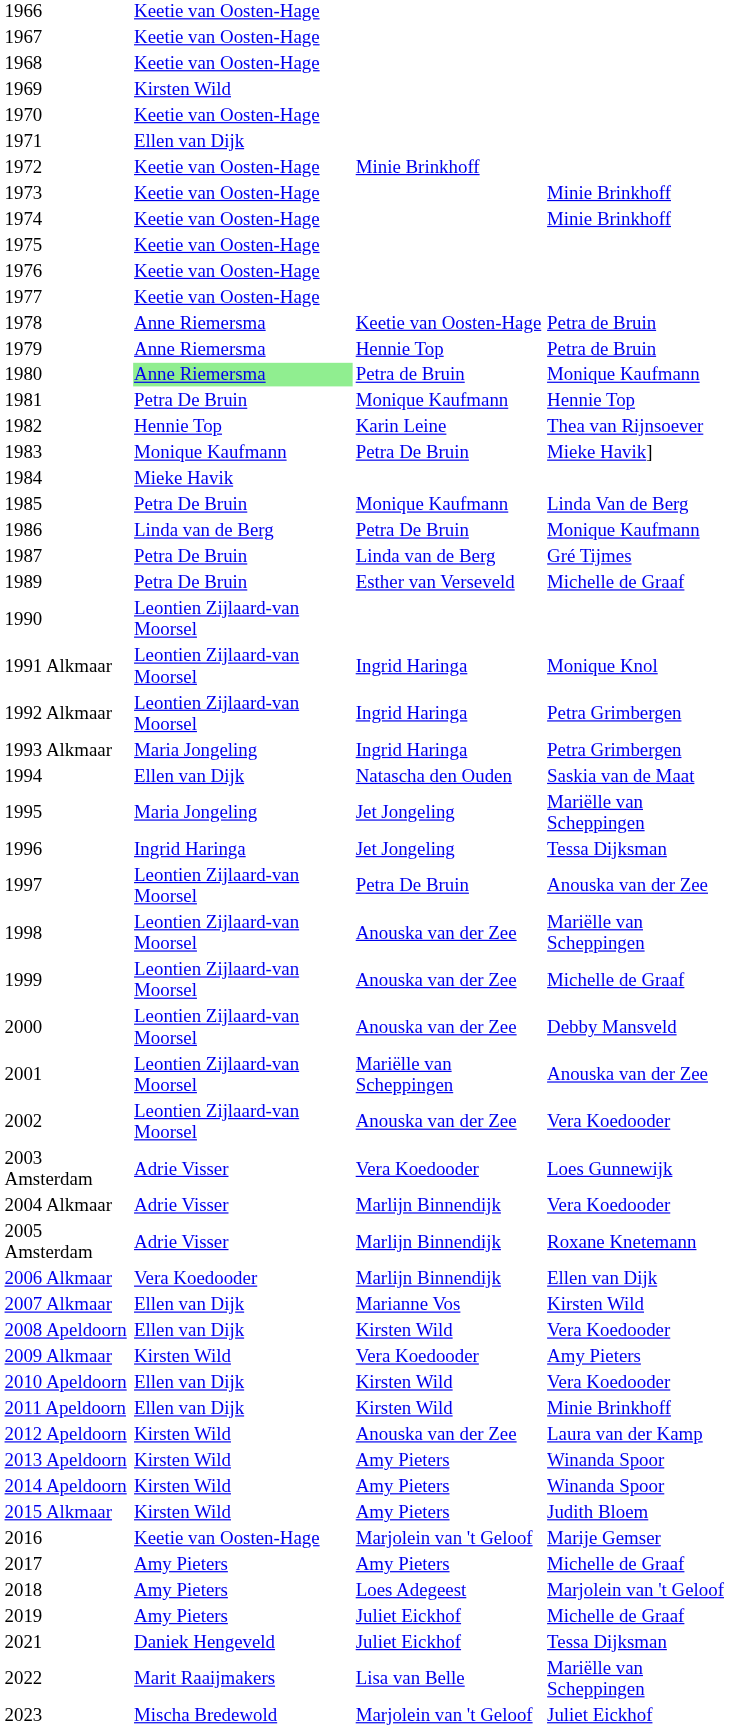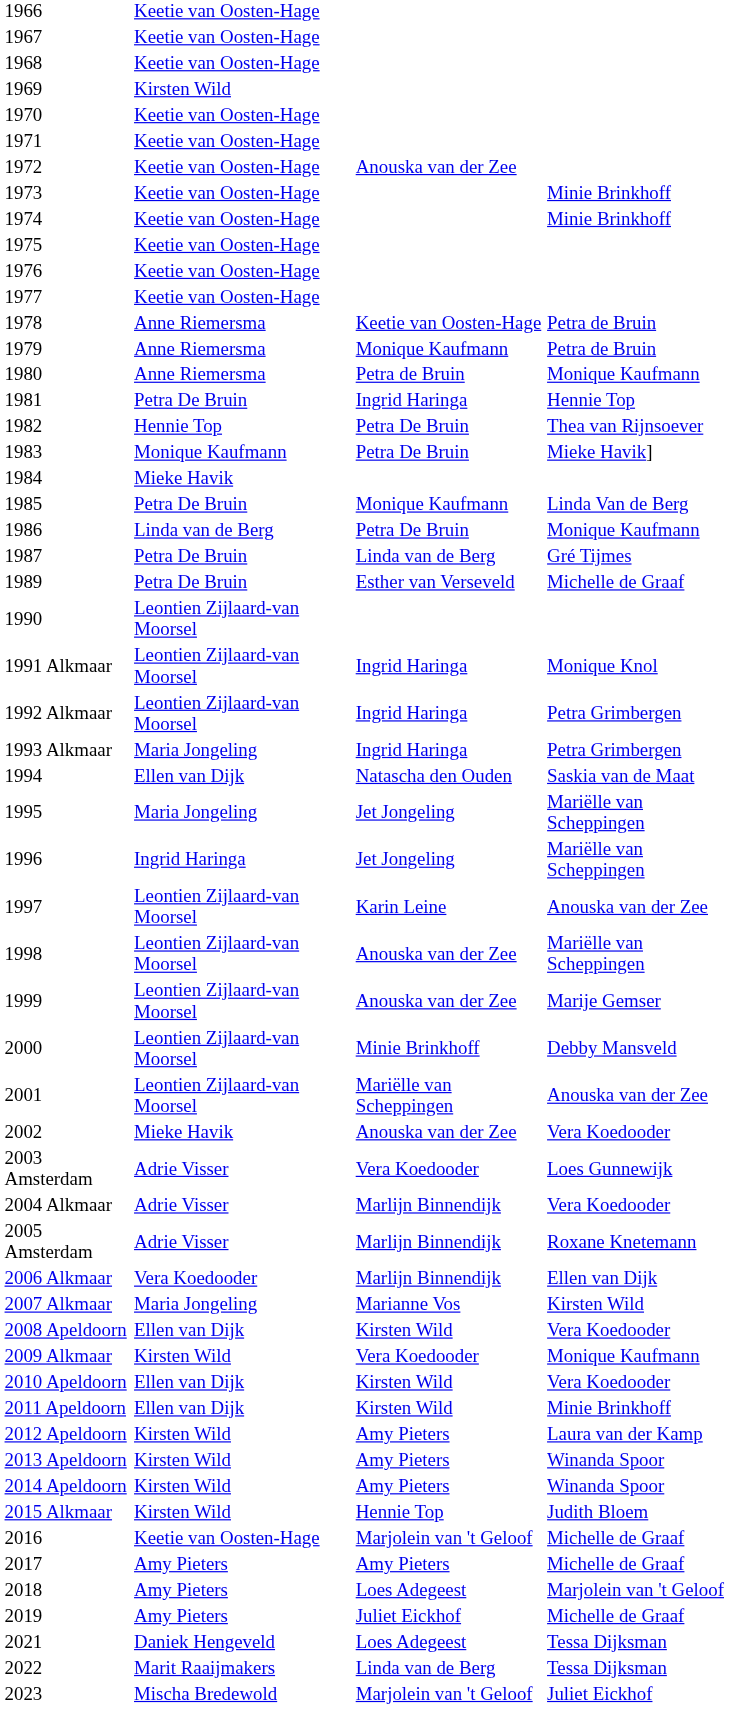(189, 140) Ellen van Dijk -> (227, 140) Keetie van Oosten-Hage
(418, 166) Minie Brinkhoff -> (436, 166) Anouska van der Zee
(400, 348) Hennie Top -> (432, 348) Monique Kaufmann
(200, 374) lightgreen background -> (200, 374) no background
(432, 400) Monique Kaufmann -> (412, 400) Ingrid Haringa
(401, 426) Karin Leine -> (412, 426) Petra De Bruin
(607, 848) Tessa Dijksman -> (596, 859) Mariëlle van Scheppingen
(412, 885) Petra De Bruin -> (401, 906) Karin Leine
(616, 979) Michelle de Graaf -> (604, 1001) Marije Gemser
(436, 1027) Anouska van der Zee -> (418, 1048) Minie Brinkhoff
(217, 1121) Leontien Zijlaard-van Moorsel -> (184, 1132) Mieke Havik
(189, 1304) Ellen van Dijk -> (196, 1304) Maria Jongeling
(594, 1356) Amy Pieters -> (623, 1356) Monique Kaufmann
(436, 1434) Anouska van der Zee -> (403, 1434) Amy Pieters
(403, 1512) Amy Pieters -> (400, 1512) Hennie Top
(604, 1537) Marije Gemser -> (616, 1537) Michelle de Graaf
(408, 1641) Juliet Eickhof -> (411, 1641) Loes Adegeest
(410, 1678) Lisa van Belle -> (426, 1667) Linda van de Berg
(596, 1678) Mariëlle van Scheppingen -> (607, 1667) Tessa Dijksman
